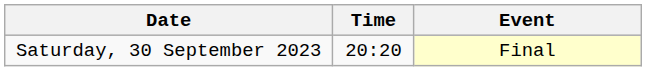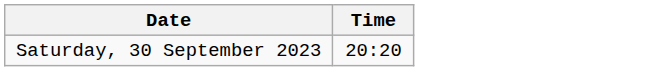- column: (527, 20)
